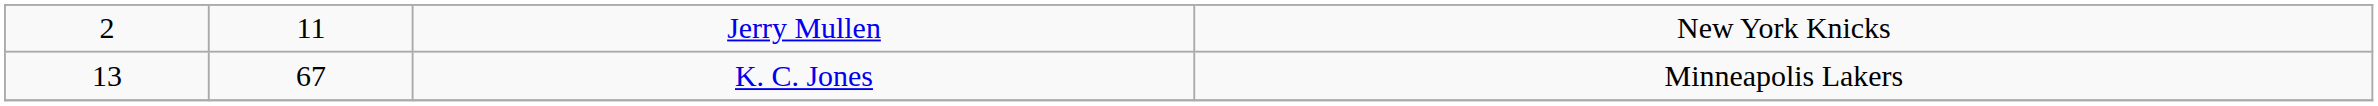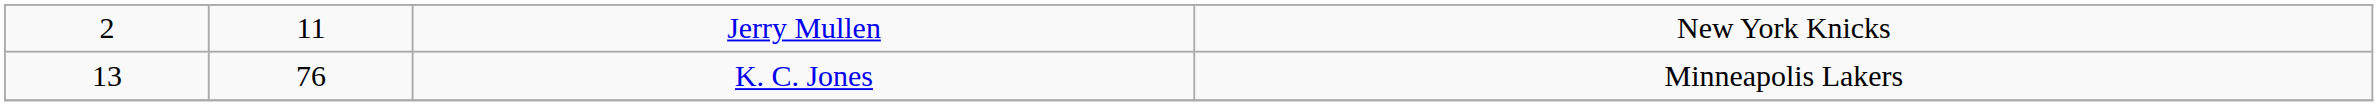(311, 75) 67 -> (311, 75) 76
